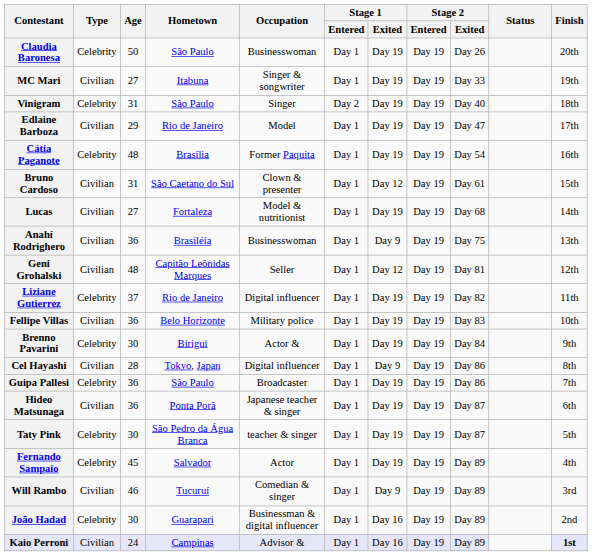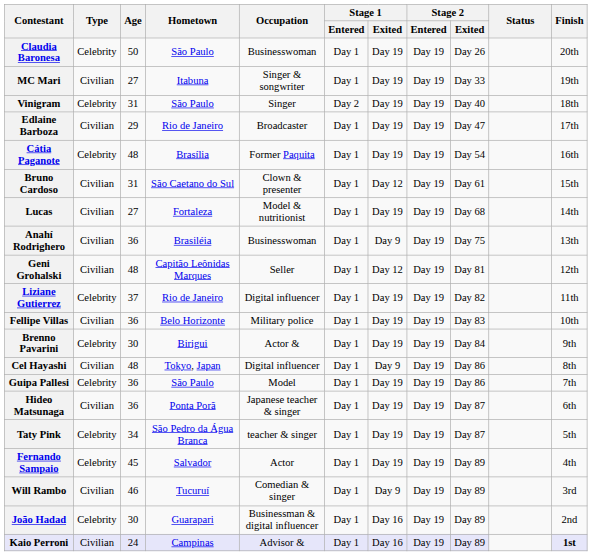(282, 126) Model -> (282, 126) Broadcaster
(133, 366) 28 -> (133, 366) 48
(282, 382) Broadcaster -> (282, 382) Model
(133, 434) 30 -> (133, 434) 34
